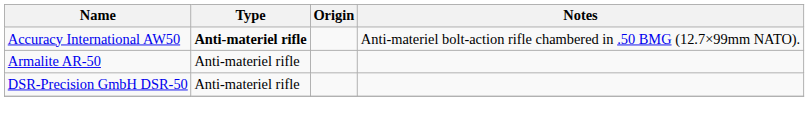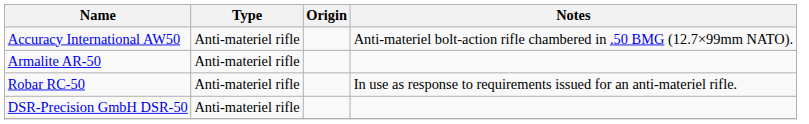(251, 38) bold -> (247, 38) normal
+ row: (46, 84)
